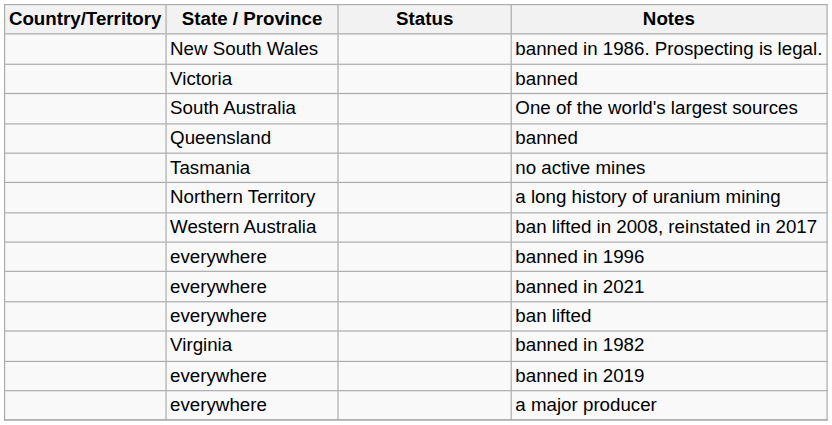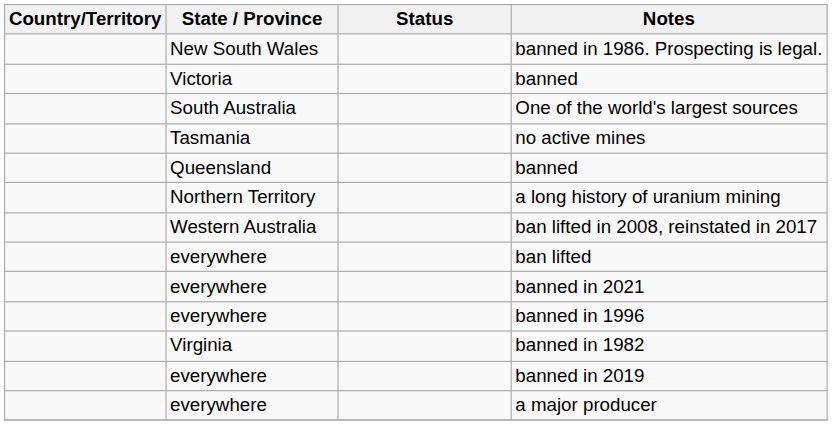rows swapped: (210, 167) <-> (221, 138)
rows swapped: (218, 316) <-> (218, 256)
